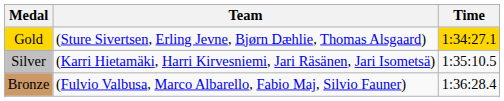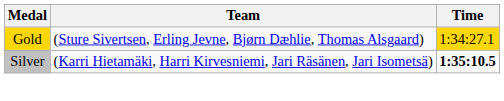(469, 61) normal -> (468, 61) bold
- row: (29, 84)
